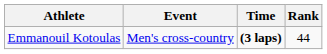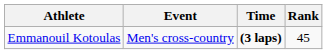(303, 37) 44 -> (303, 37) 45
